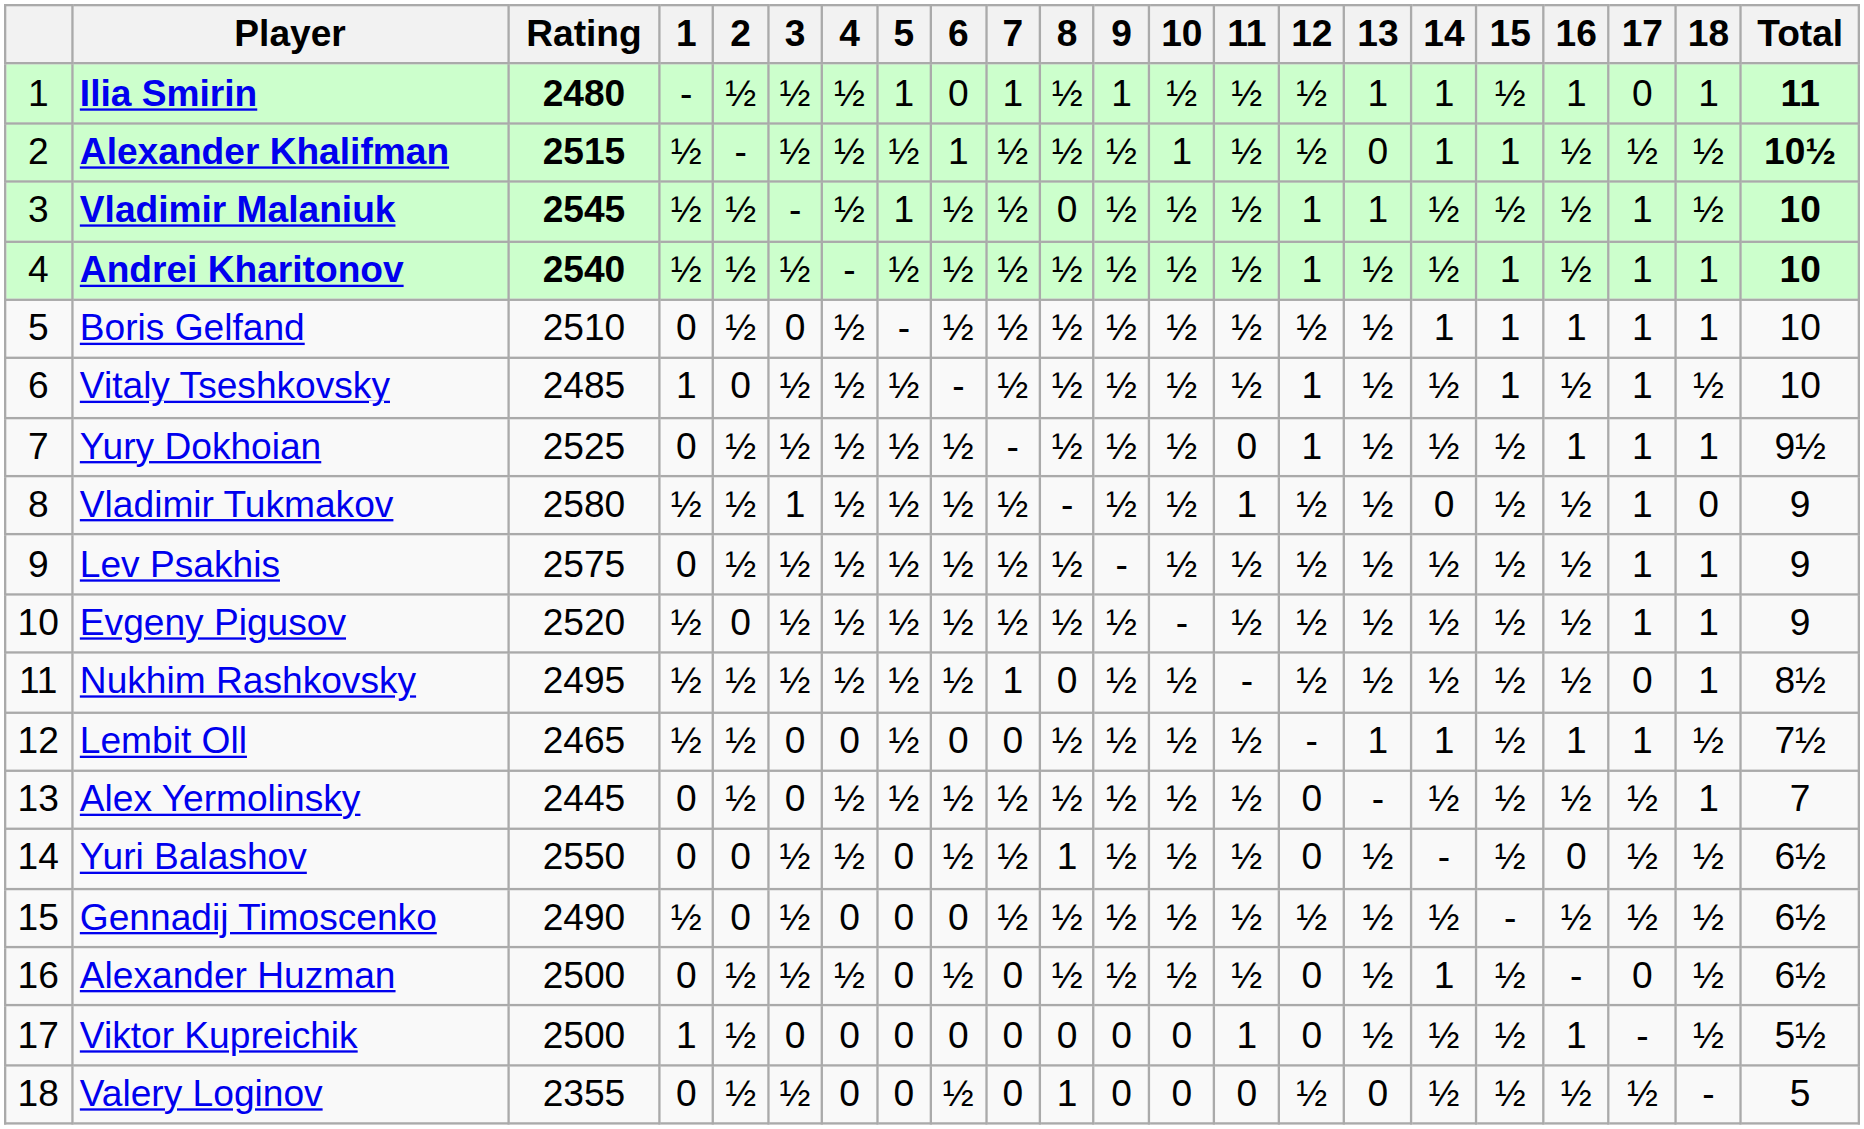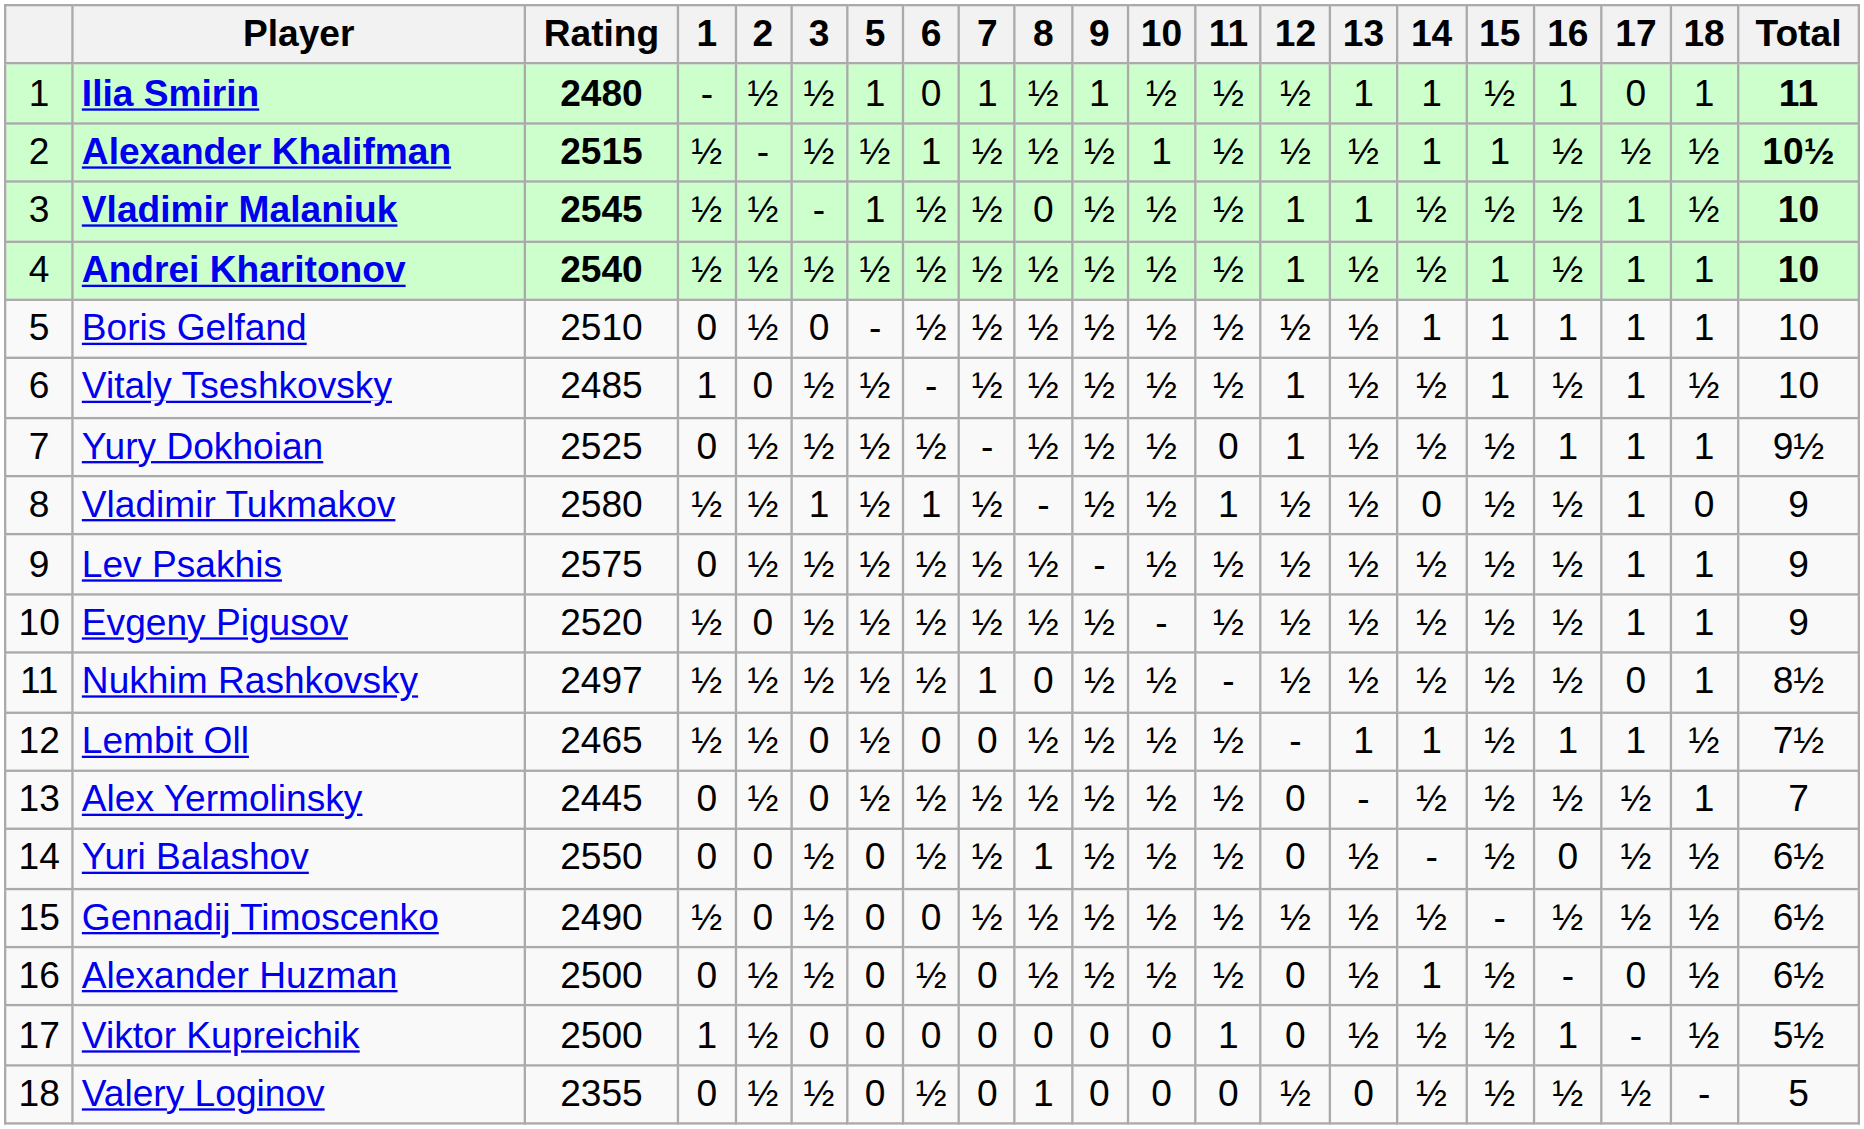- column: (849, 33)
(1378, 151) 0 -> (1363, 151) ½
(958, 504) ½ -> (931, 504) 1
(584, 681) 2495 -> (601, 681) 2497
